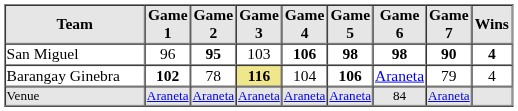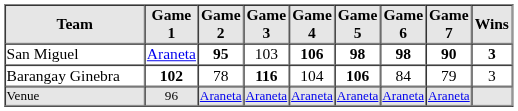(168, 54) 96 -> (171, 54) Araneta
(492, 54) 4 -> (492, 54) 3
(259, 75) khaki background -> (266, 75) no background
(400, 75) Araneta -> (403, 75) 84
(492, 75) 4 -> (492, 75) 3
(168, 96) Araneta -> (171, 96) 96
(400, 96) 84 -> (403, 96) Araneta
